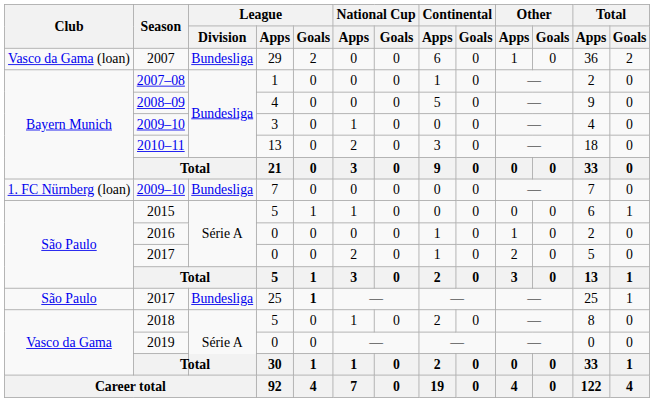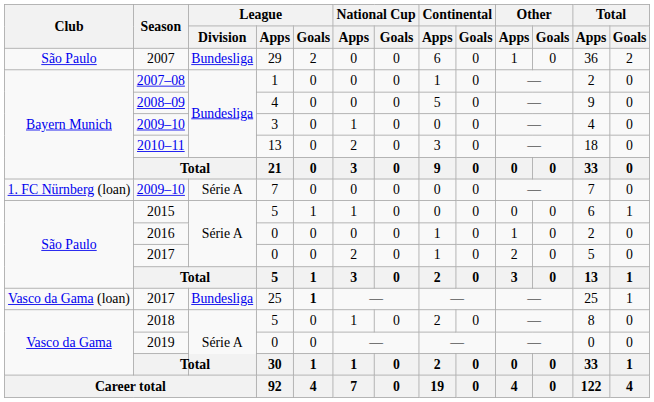(69, 59) Vasco da Gama (loan) -> (69, 59) São Paulo
(222, 189) Bundesliga -> (222, 189) Série A
(69, 299) São Paulo -> (69, 299) Vasco da Gama (loan)
